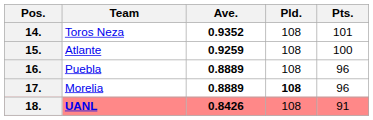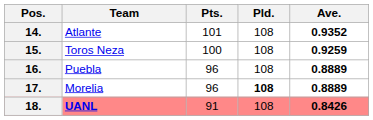columns swapped: (343, 13) <-> (226, 13)
(94, 32) Toros Neza -> (83, 32) Atlante
(83, 50) Atlante -> (94, 50) Toros Neza
